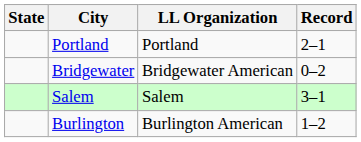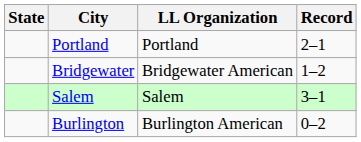(313, 70) 0–2 -> (313, 70) 1–2
(313, 123) 1–2 -> (313, 123) 0–2
